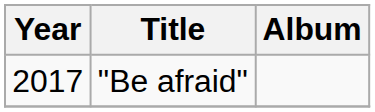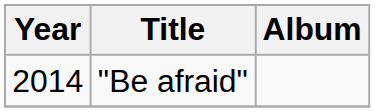(48, 80) 2017 -> (48, 80) 2014
